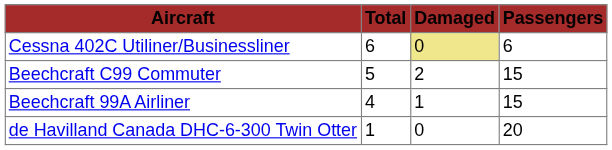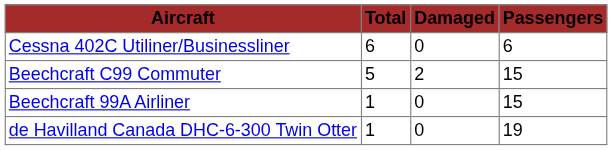(419, 46) khaki background -> (419, 46) no background
(370, 102) 4 -> (370, 102) 1
(419, 102) 1 -> (419, 102) 0
(513, 130) 20 -> (513, 130) 19
